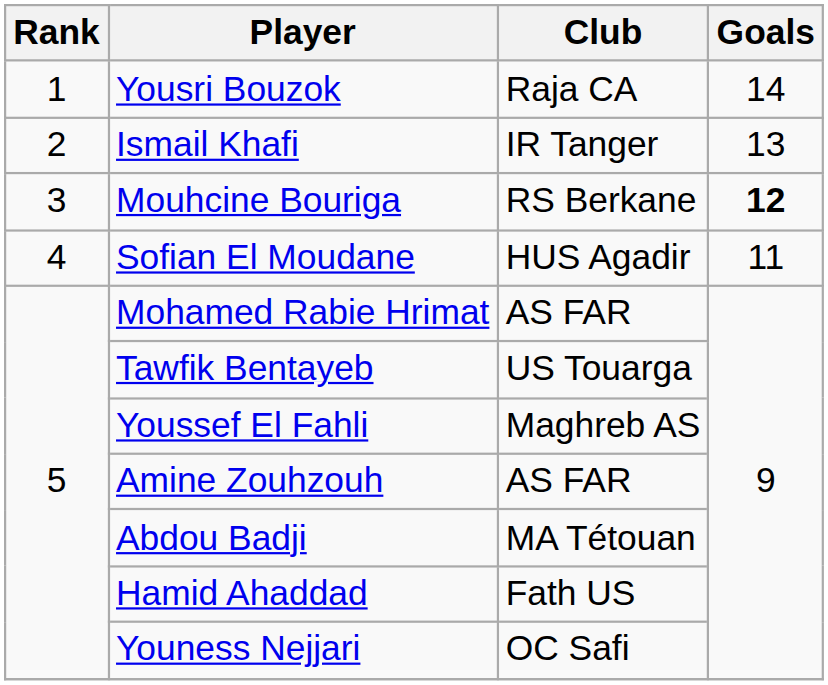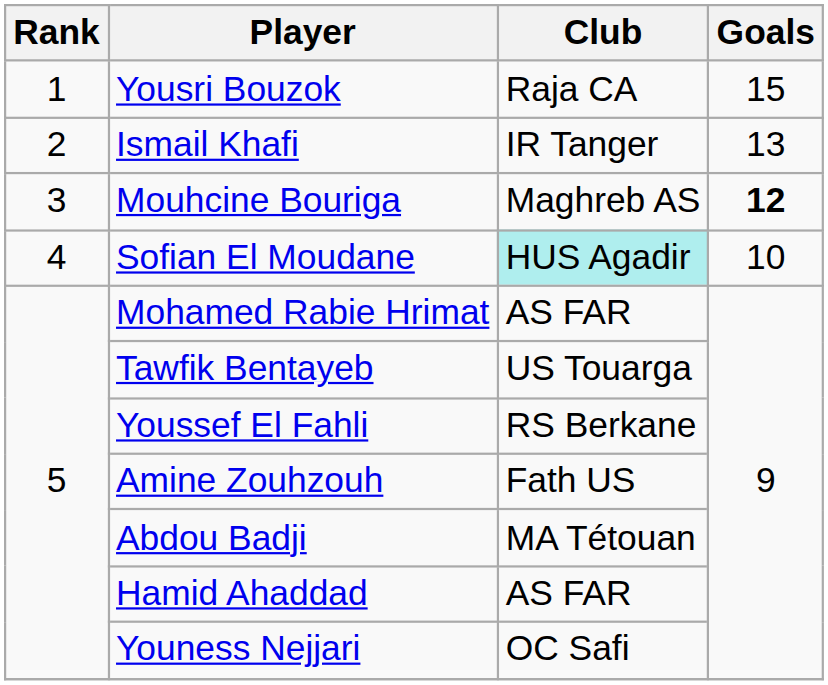(766, 88) 14 -> (766, 88) 15
(601, 200) RS Berkane -> (603, 200) Maghreb AS
(598, 256) no background -> (598, 256) paleturquoise background
(766, 256) 11 -> (766, 256) 10
(603, 425) Maghreb AS -> (601, 425) RS Berkane
(569, 481) AS FAR -> (571, 481) Fath US
(571, 593) Fath US -> (569, 593) AS FAR
